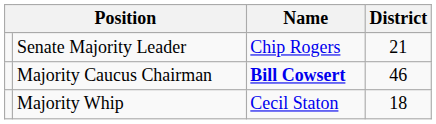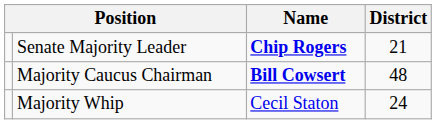(295, 47) normal -> (298, 47) bold
(398, 75) 46 -> (398, 75) 48
(398, 103) 18 -> (398, 103) 24
